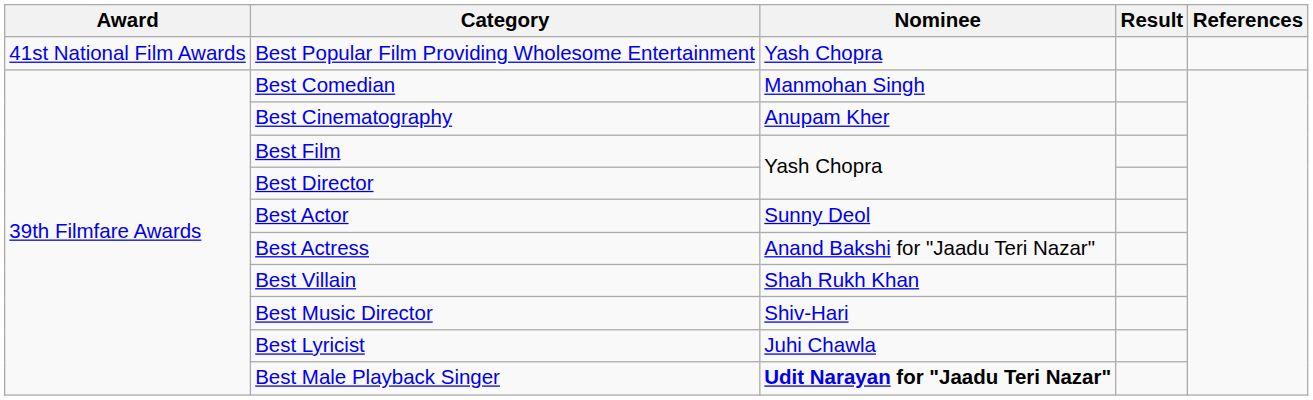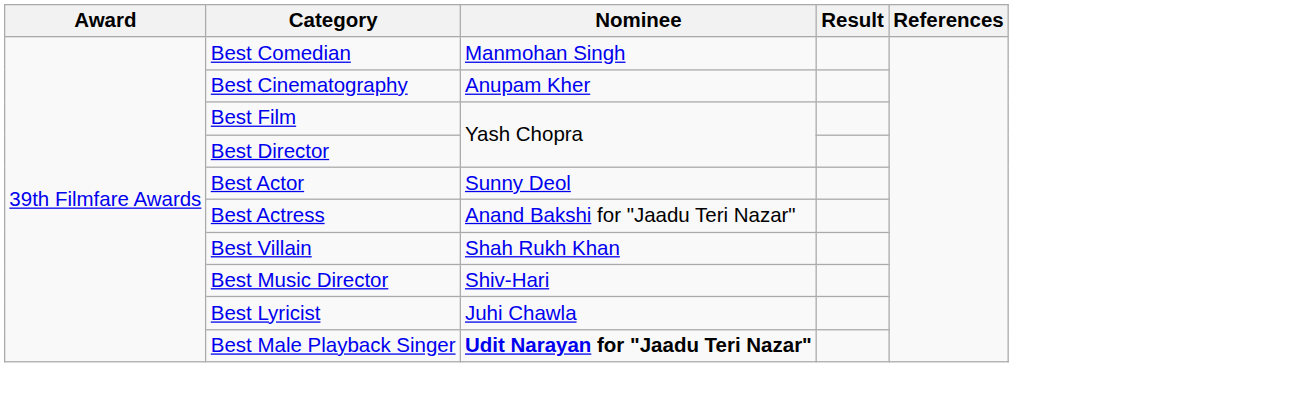- row: (505, 53)
